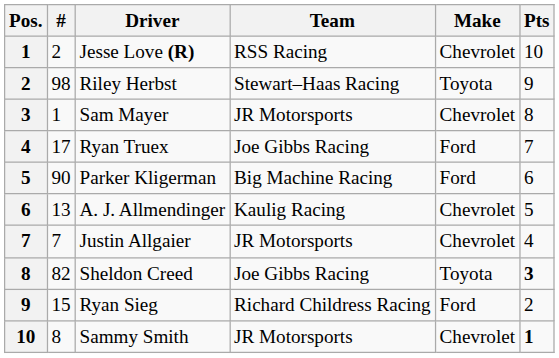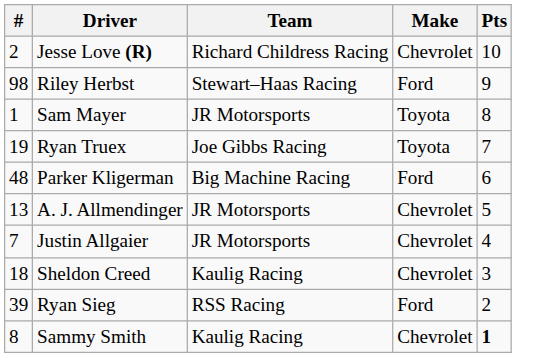- column: (26, 20)
(281, 52) RSS Racing -> (290, 52) Richard Childress Racing
(466, 83) Toyota -> (415, 83) Ford
(477, 115) Chevrolet -> (424, 115) Toyota
(61, 146) 17 -> (19, 146) 19
(458, 146) Ford -> (424, 146) Toyota
(61, 178) 90 -> (19, 178) 48
(290, 209) Kaulig Racing -> (251, 209) JR Motorsports
(61, 273) 82 -> (19, 273) 18
(302, 273) Joe Gibbs Racing -> (247, 273) Kaulig Racing
(466, 273) Toyota -> (435, 273) Chevrolet
(529, 273) bold -> (486, 273) normal
(61, 304) 15 -> (19, 304) 39
(332, 304) Richard Childress Racing -> (238, 304) RSS Racing
(293, 336) JR Motorsports -> (247, 336) Kaulig Racing
